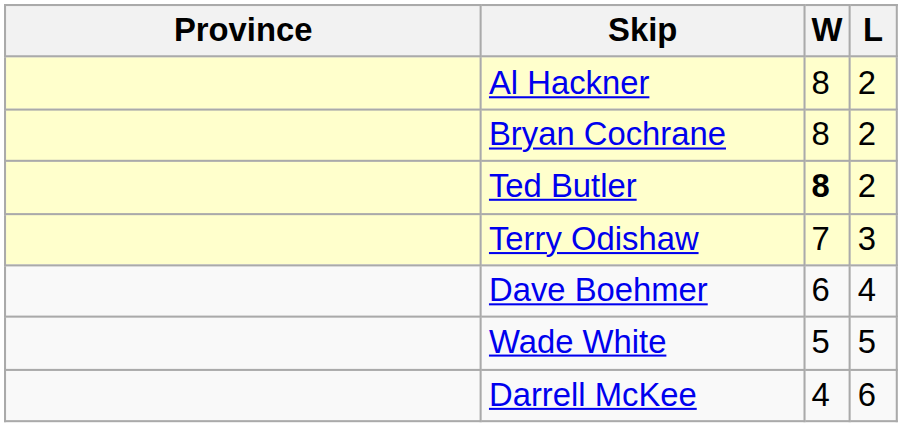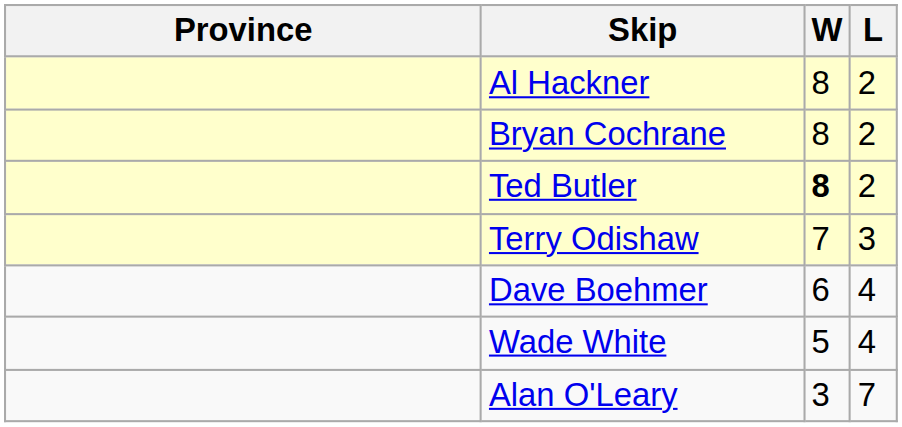(867, 342) 5 -> (867, 342) 4
- row: (593, 394)
+ row: (583, 394)
